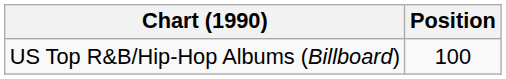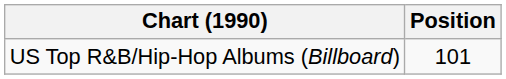(453, 56) 100 -> (453, 56) 101
